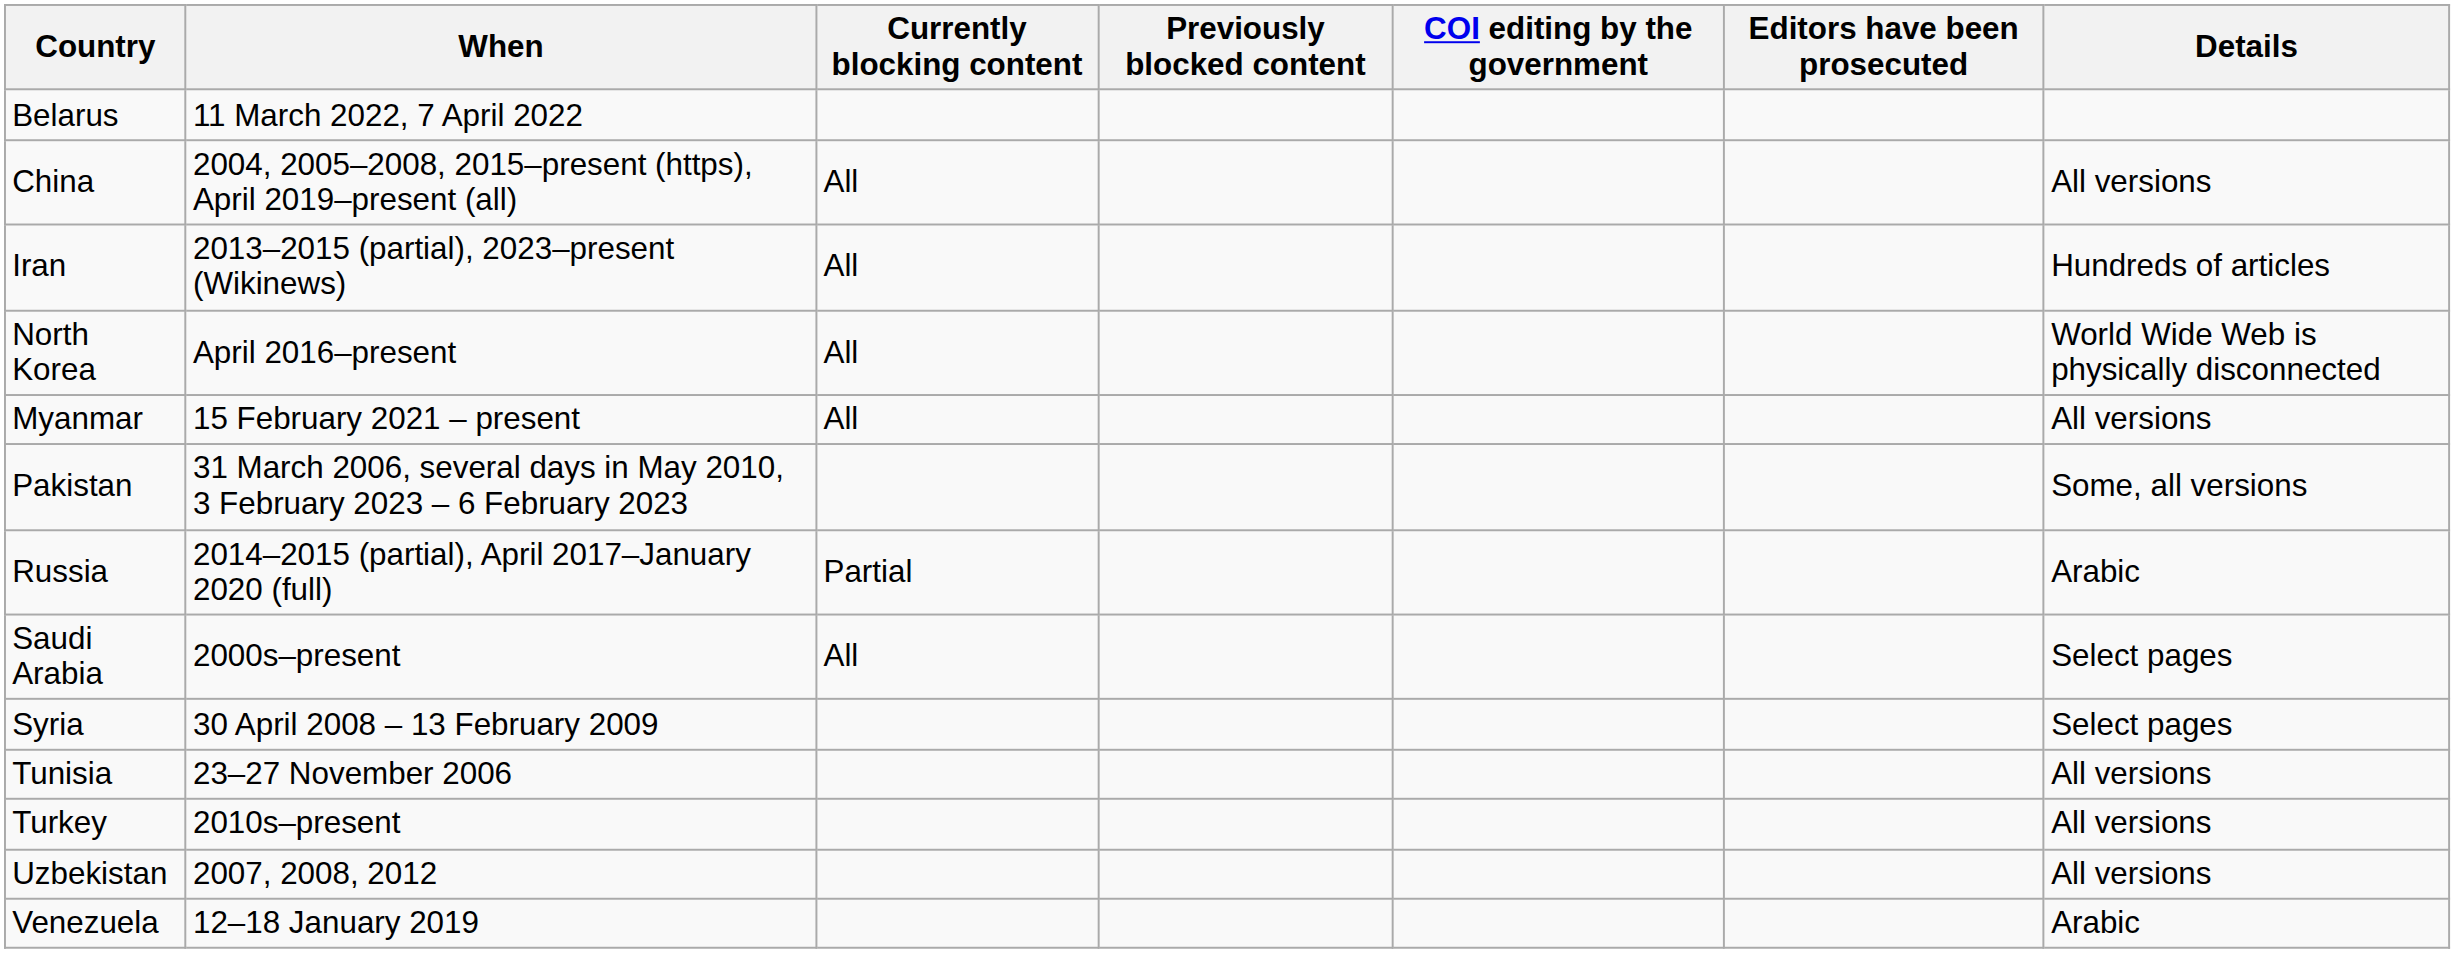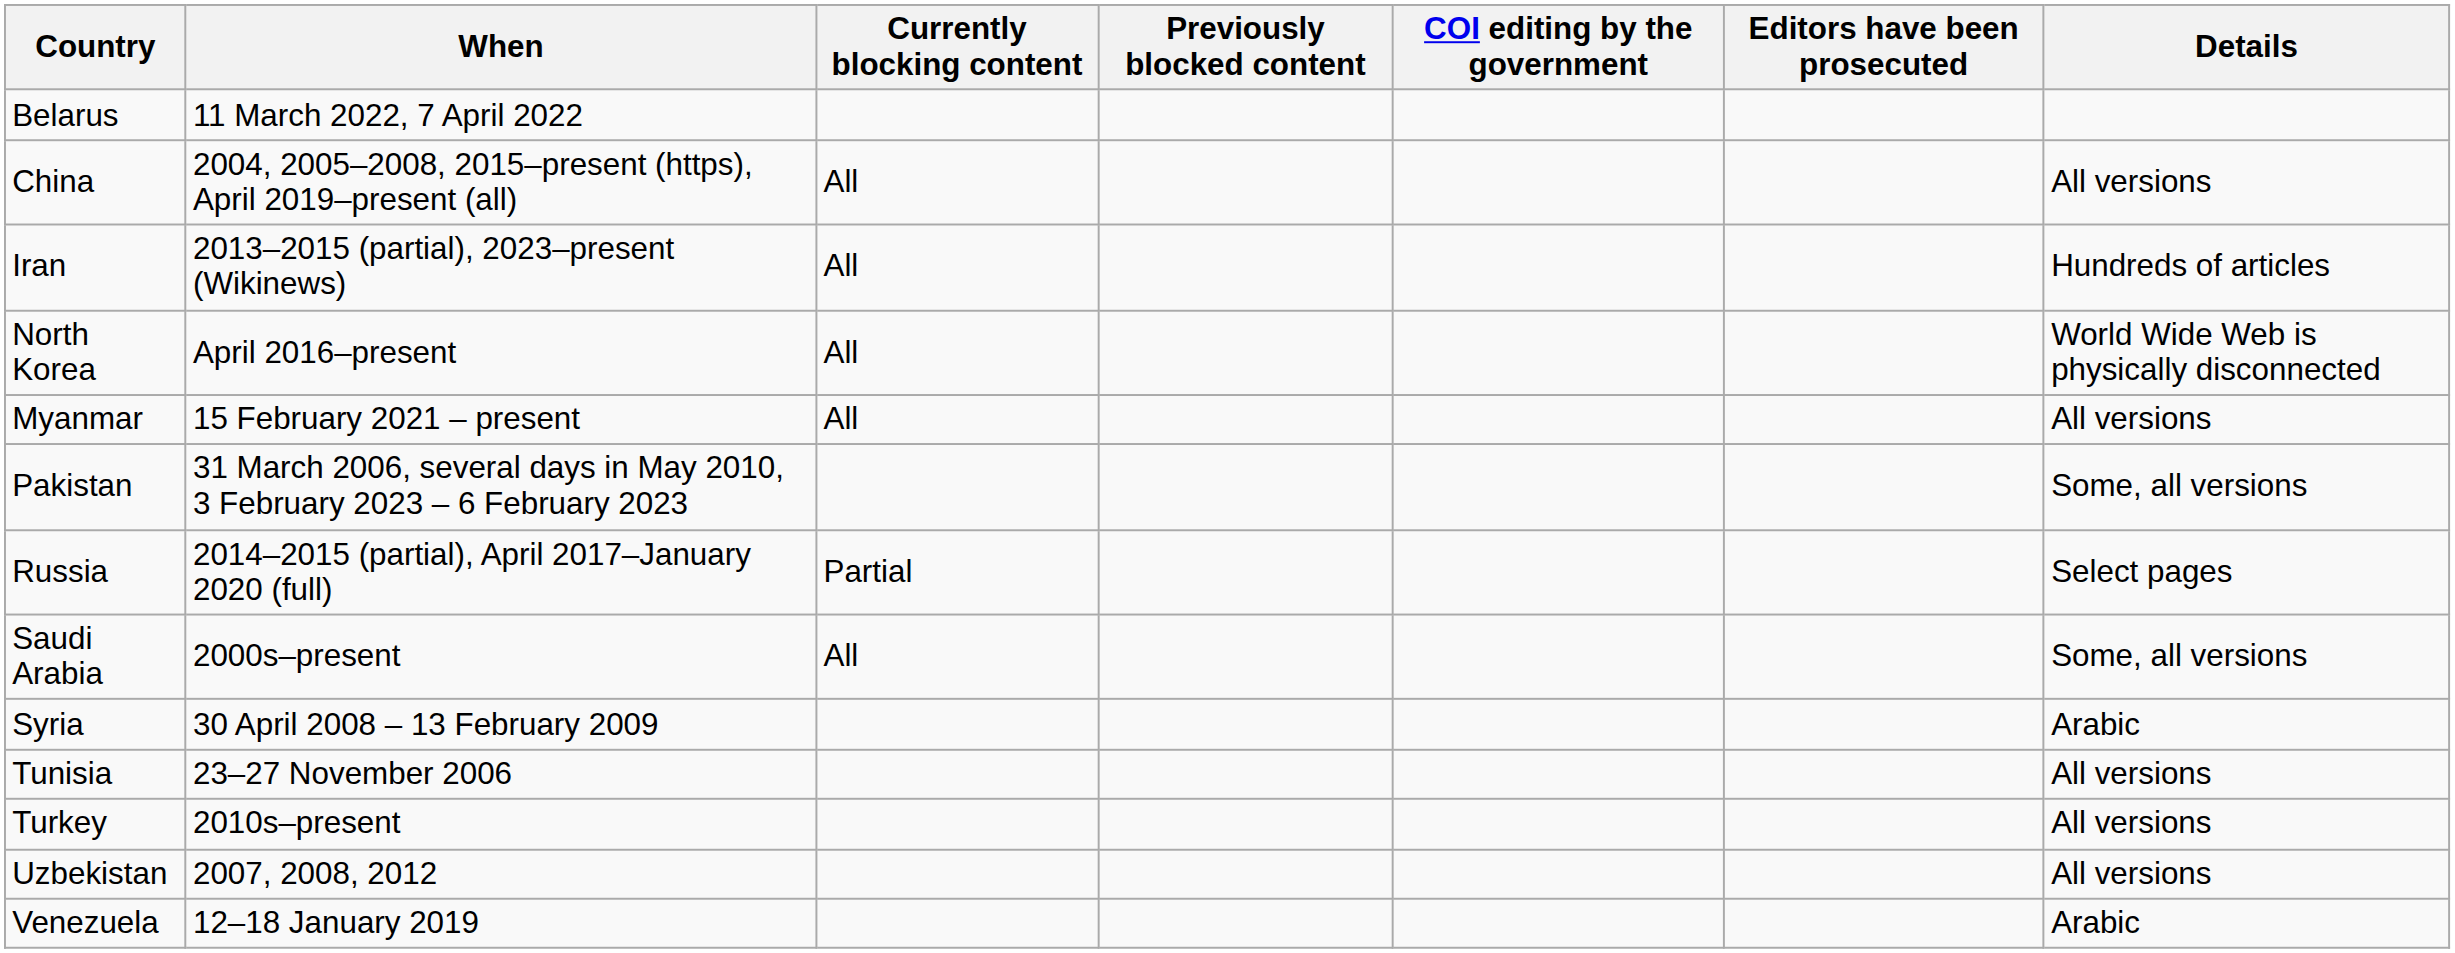(2096, 571) Arabic -> (2142, 571) Select pages
(2142, 656) Select pages -> (2179, 656) Some, all versions
(2142, 723) Select pages -> (2096, 723) Arabic
